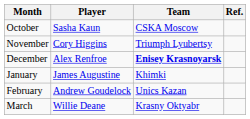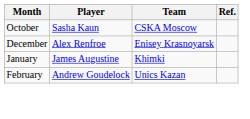- row: (28, 43)
(178, 59) bold -> (174, 43) normal
- row: (20, 106)
